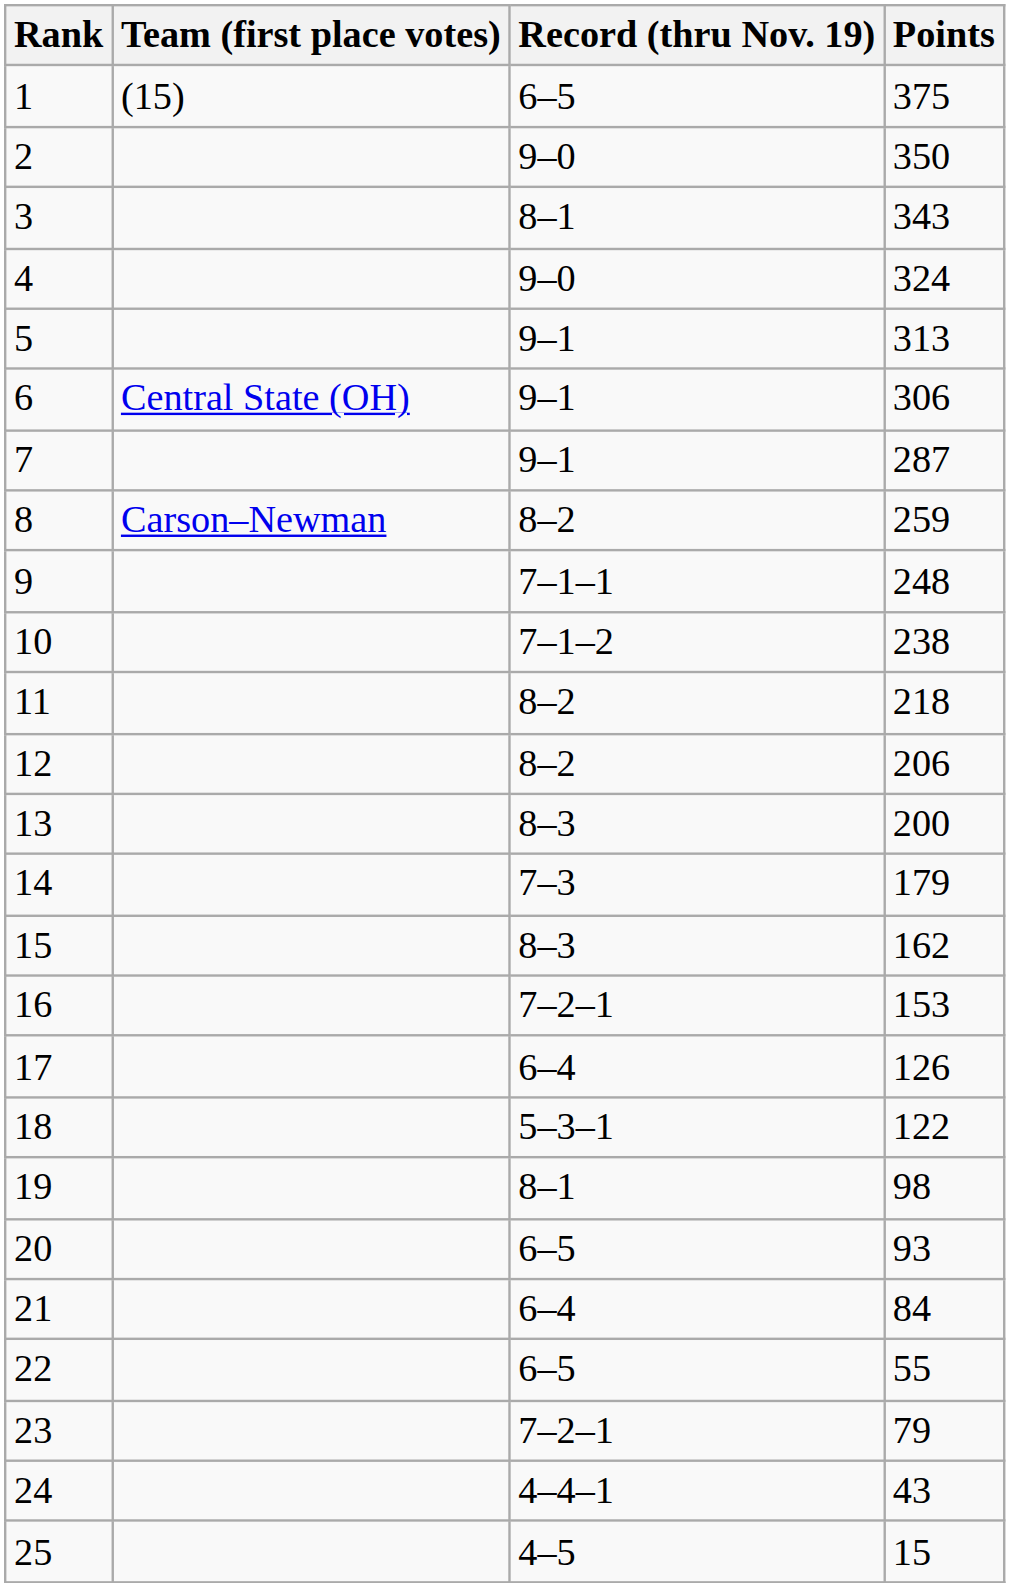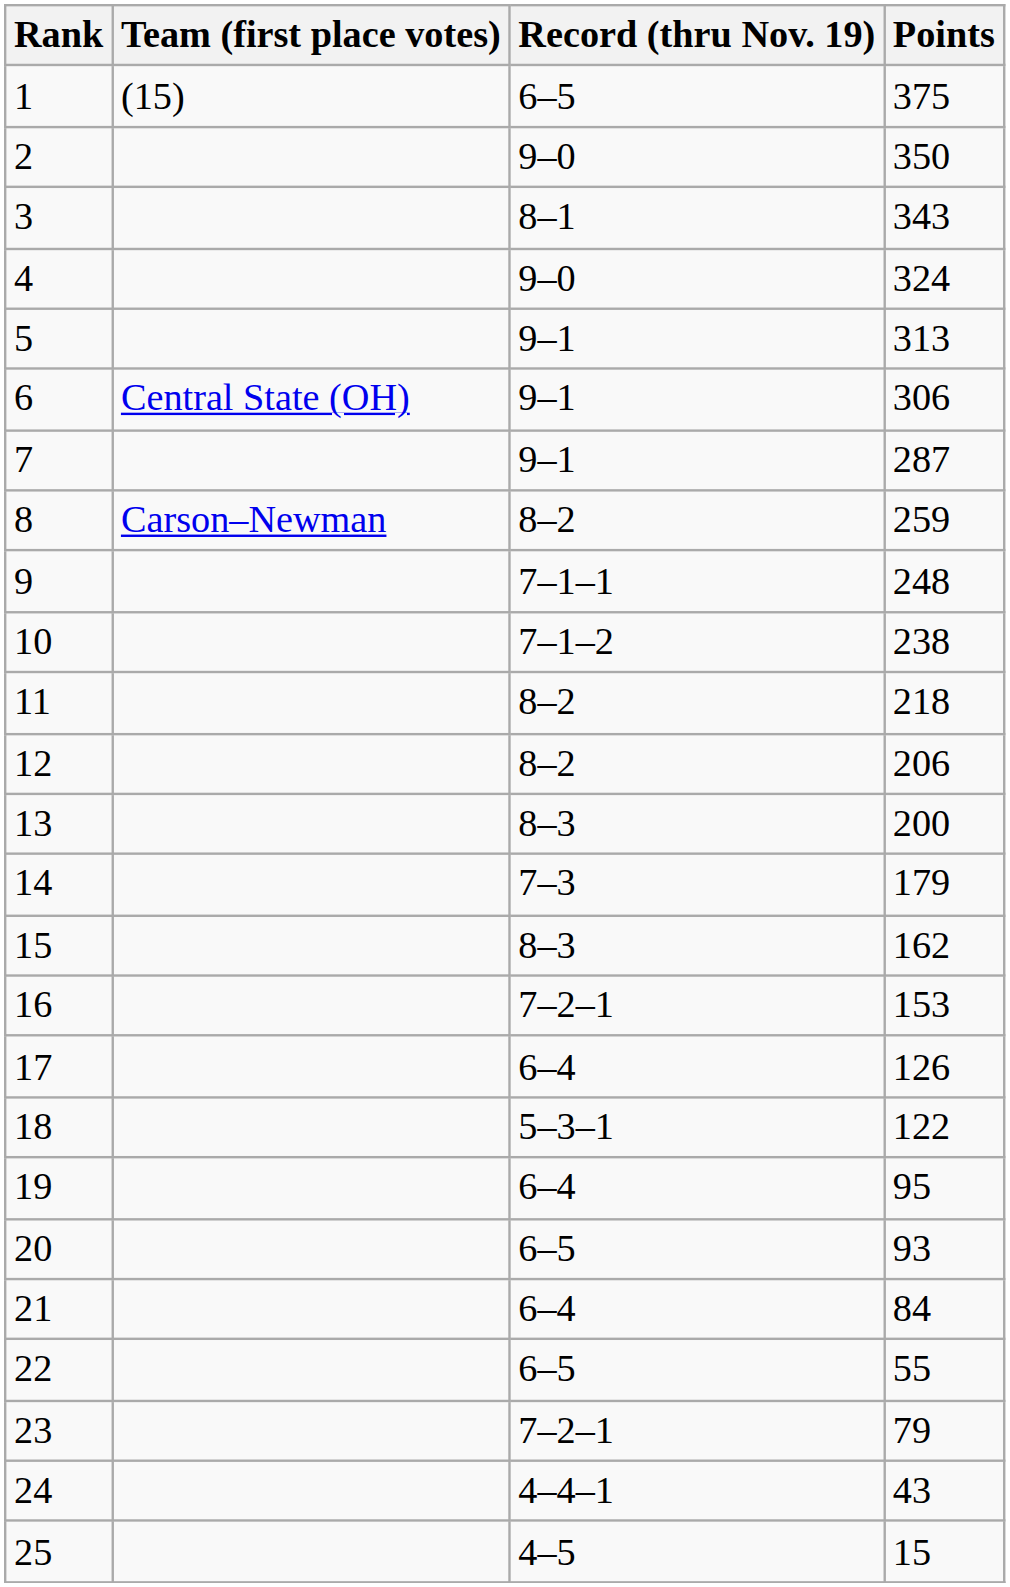(547, 1187) 8–1 -> (547, 1187) 6–4
(912, 1187) 98 -> (912, 1187) 95
